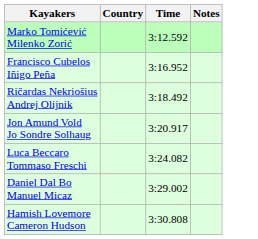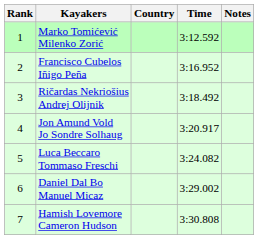+ column: (20, 13)
